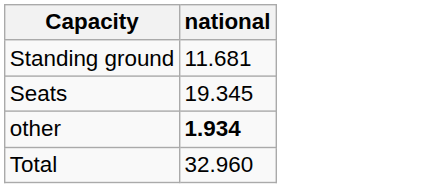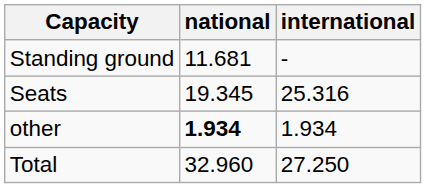+ column: (348, 22)
